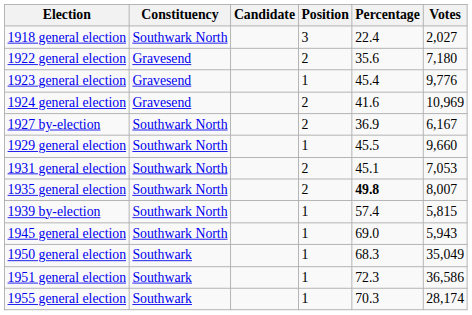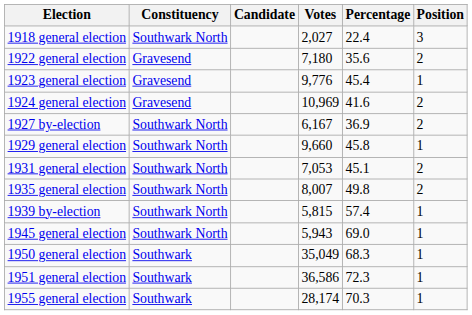columns swapped: (445, 15) <-> (325, 15)
(367, 146) 45.5 -> (358, 146) 45.8
(367, 189) bold -> (358, 189) normal
